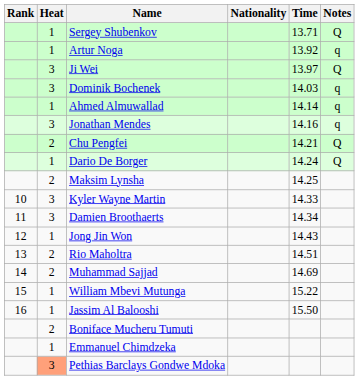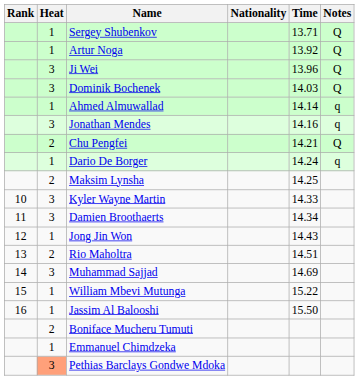(337, 50) q -> (337, 50) Q
(305, 69) 13.97 -> (305, 69) 13.96
(337, 87) q -> (337, 87) Q
(337, 161) Q -> (337, 161) q
(52, 273) 2 -> (52, 273) 3
